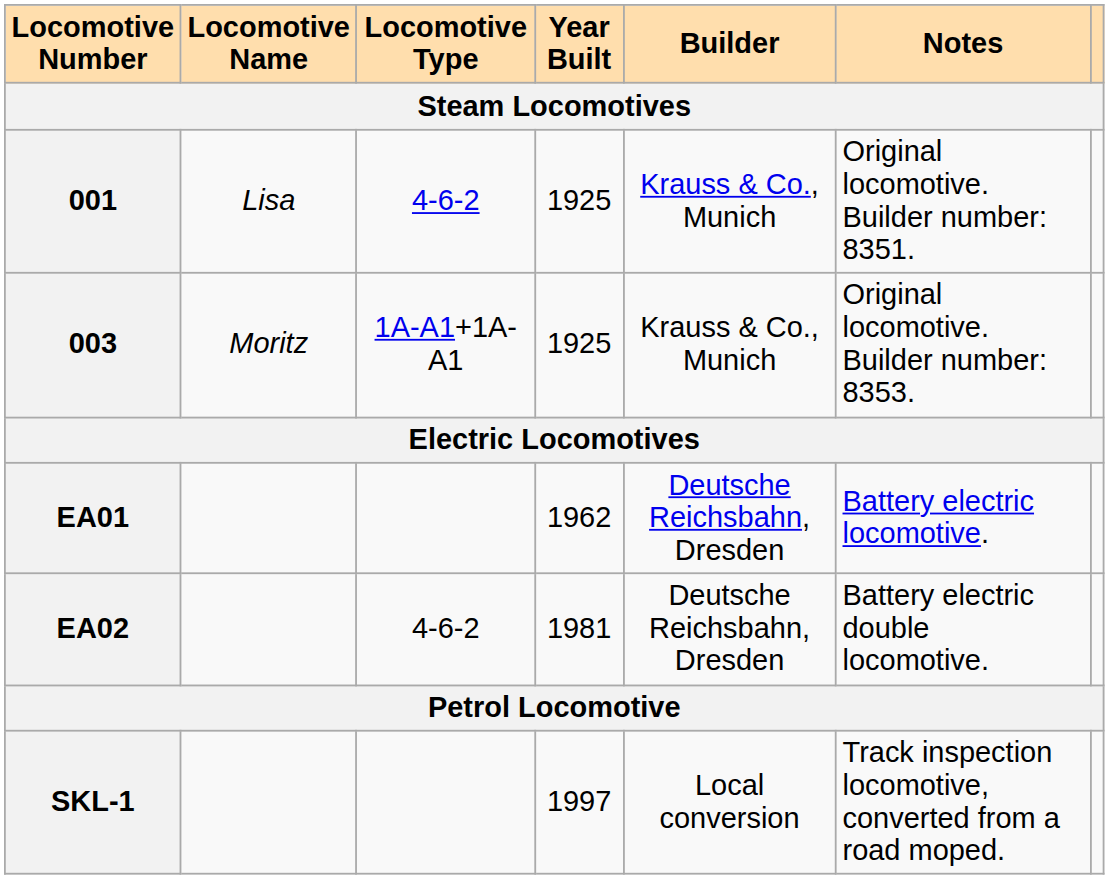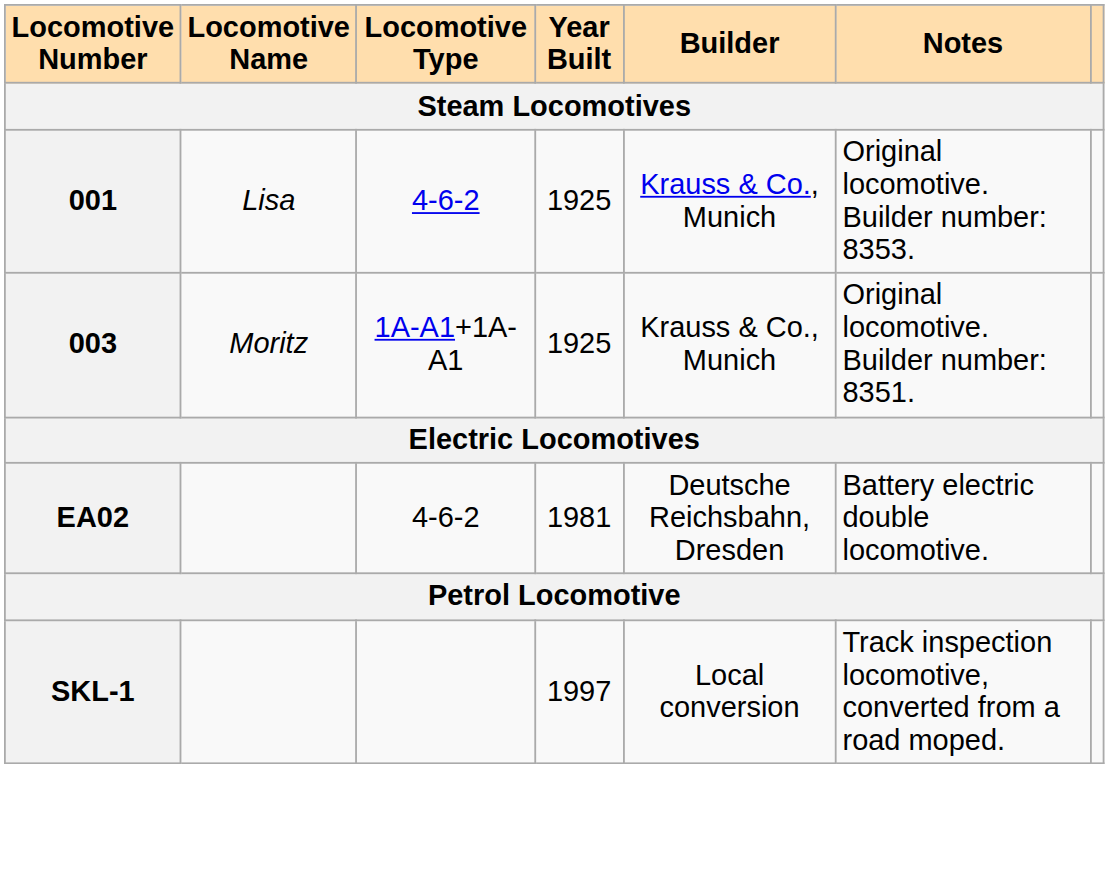(945, 200) Original locomotive. Builder number: 8351. -> (945, 200) Original locomotive. Builder number: 8353.
(945, 344) Original locomotive. Builder number: 8353. -> (945, 344) Original locomotive. Builder number: 8351.
- row: (93, 517)
